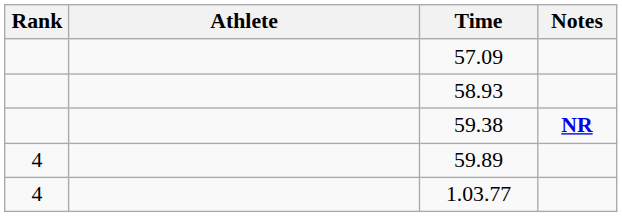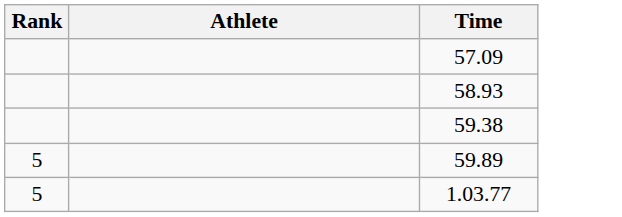- column: (577, 21)
(37, 159) 4 -> (37, 159) 5
(37, 194) 4 -> (37, 194) 5
